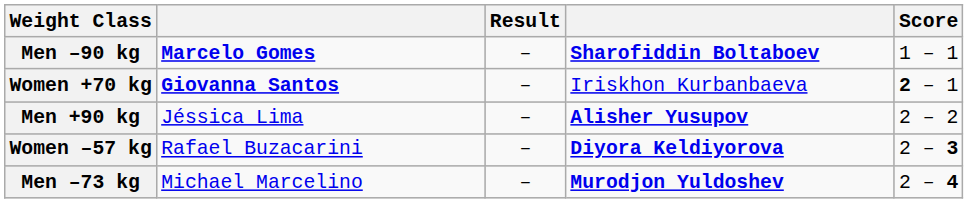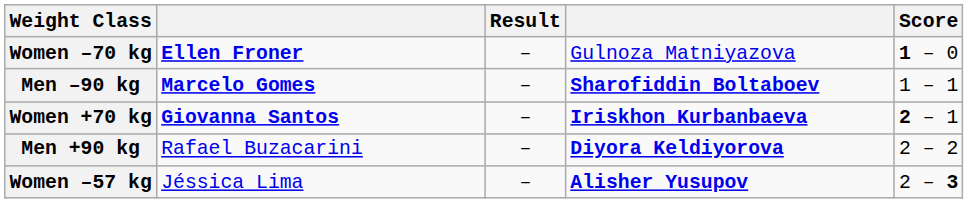+ row: (81, 53)
(689, 85) normal -> (689, 117) bold
(232, 117) Jéssica Lima -> (262, 150) Rafael Buzacarini
(659, 117) Alisher Yusupov -> (677, 150) Diyora Keldiyorova
(262, 150) Rafael Buzacarini -> (232, 182) Jéssica Lima
(677, 150) Diyora Keldiyorova -> (659, 182) Alisher Yusupov
- row: (81, 182)
